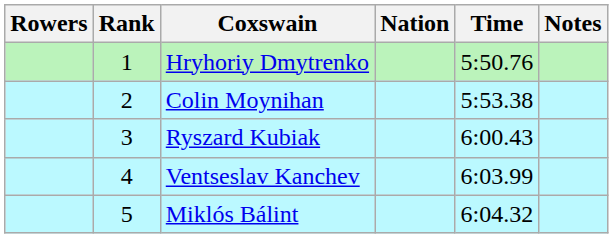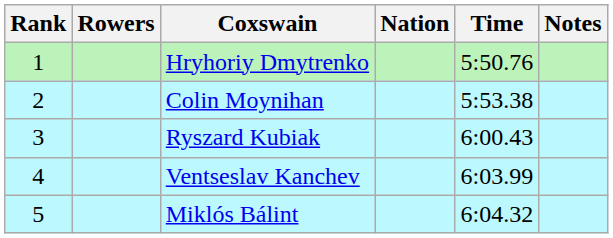columns swapped: (127, 23) <-> (49, 23)
